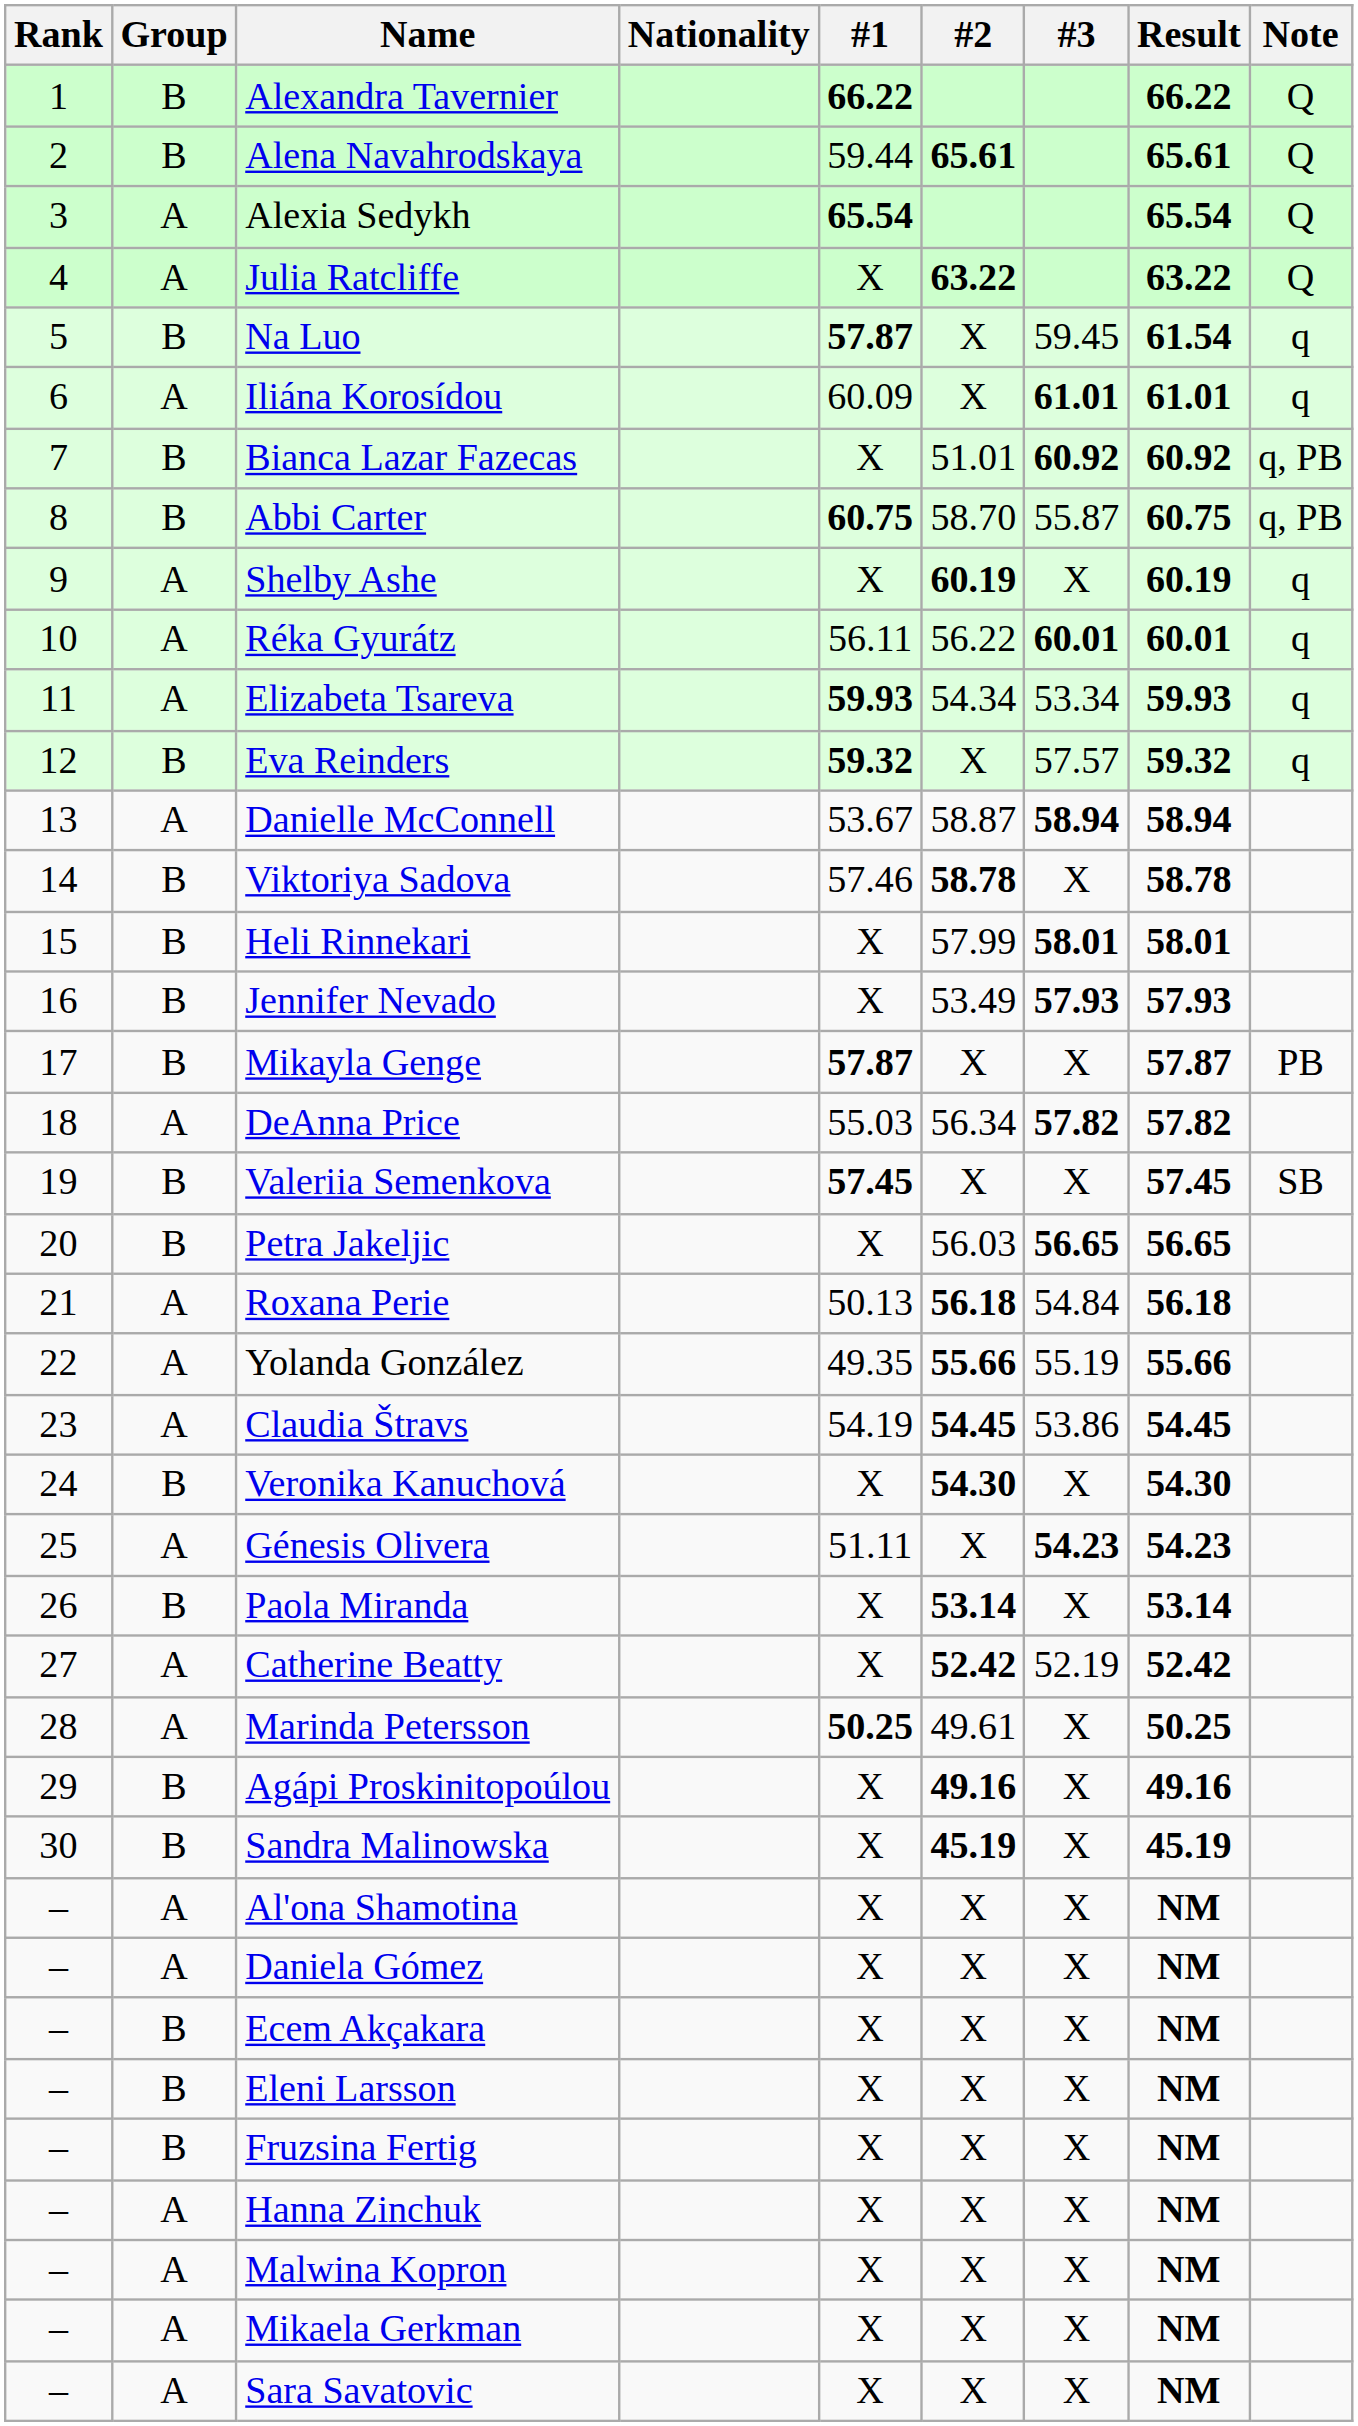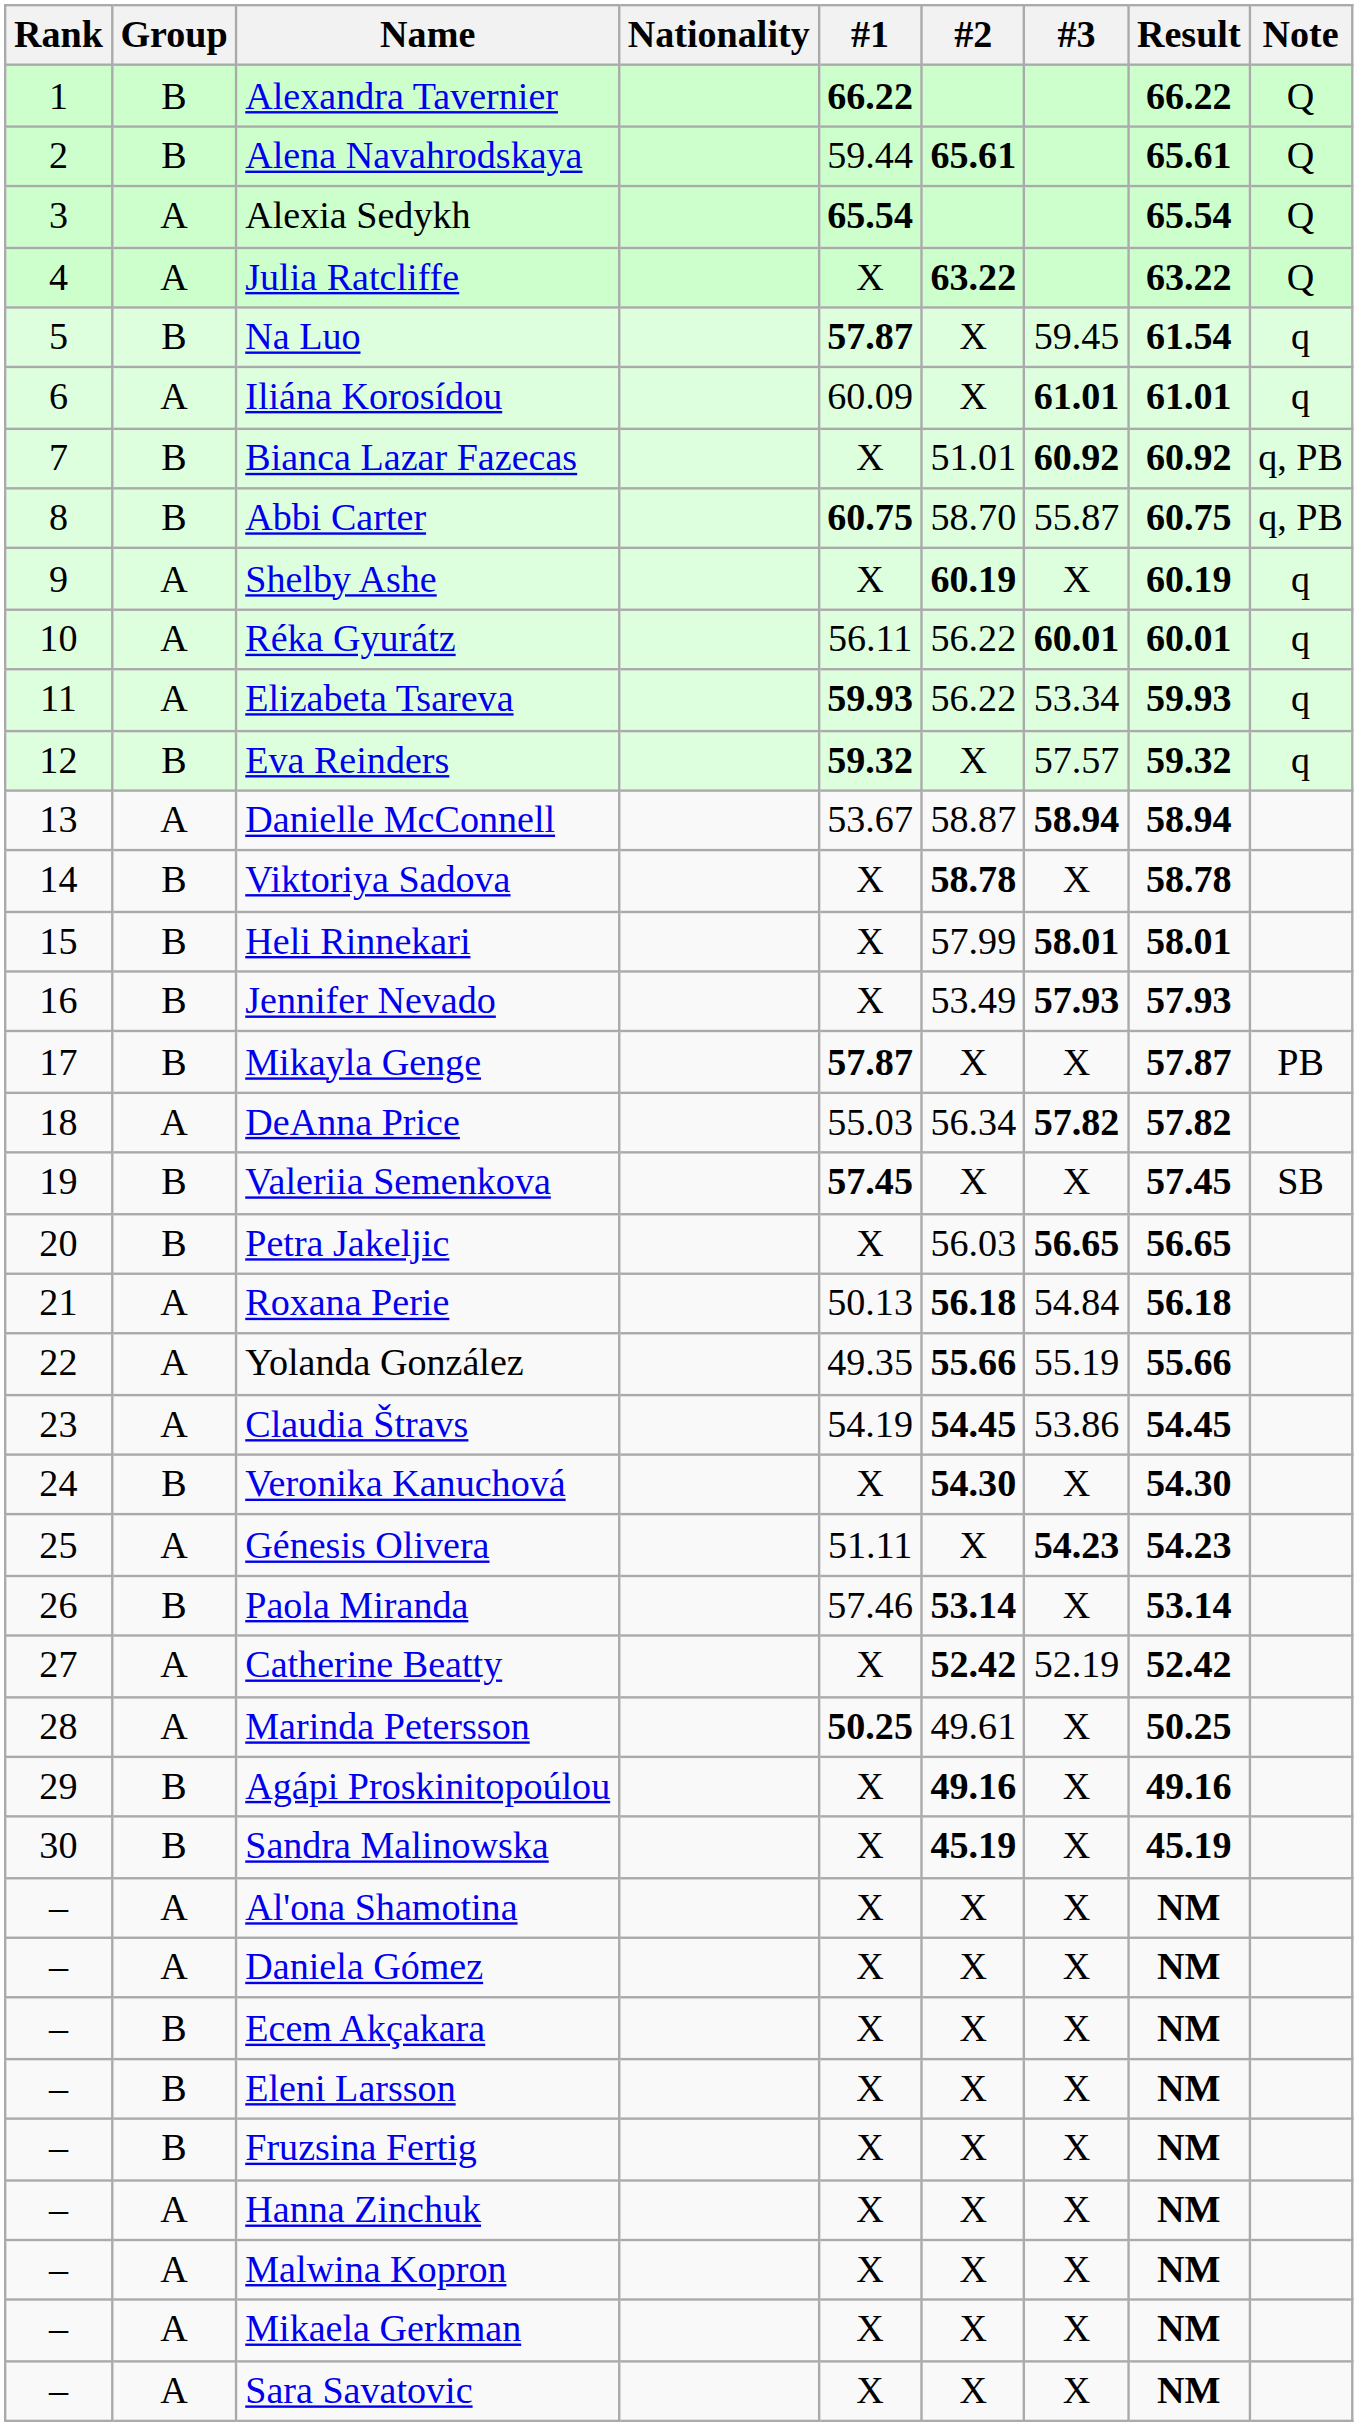(973, 699) 54.34 -> (973, 699) 56.22
(870, 880) 57.46 -> (870, 880) X
(870, 1604) X -> (870, 1604) 57.46
